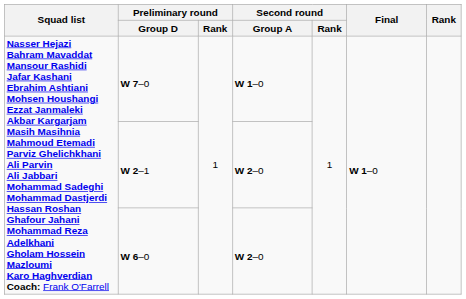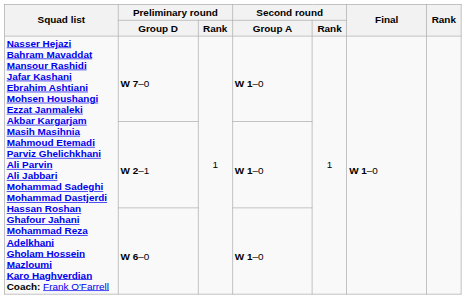(249, 171) W 2–0 -> (249, 171) W 1–0
(249, 257) W 2–0 -> (249, 257) W 1–0
